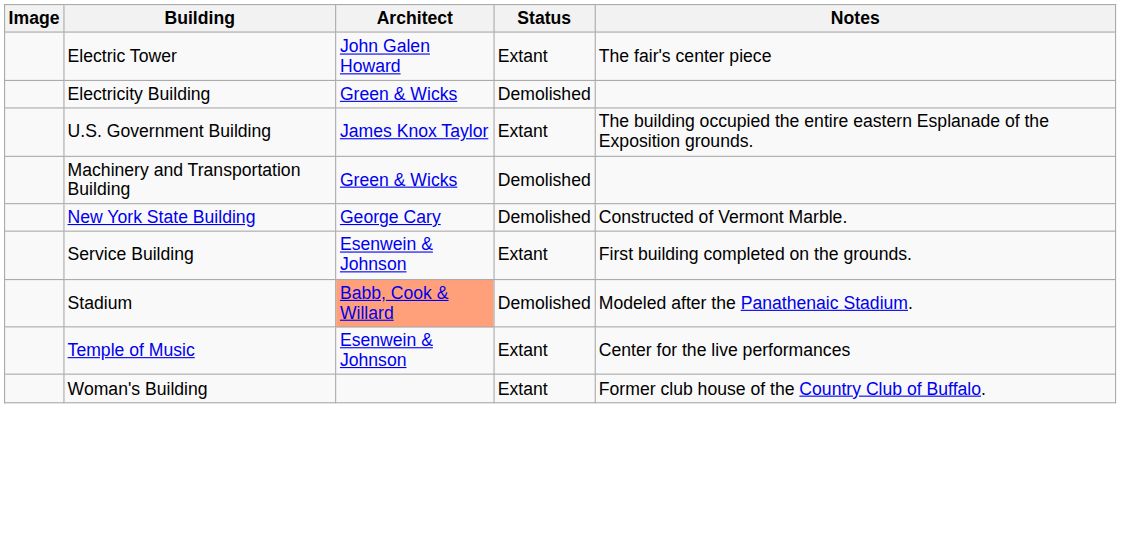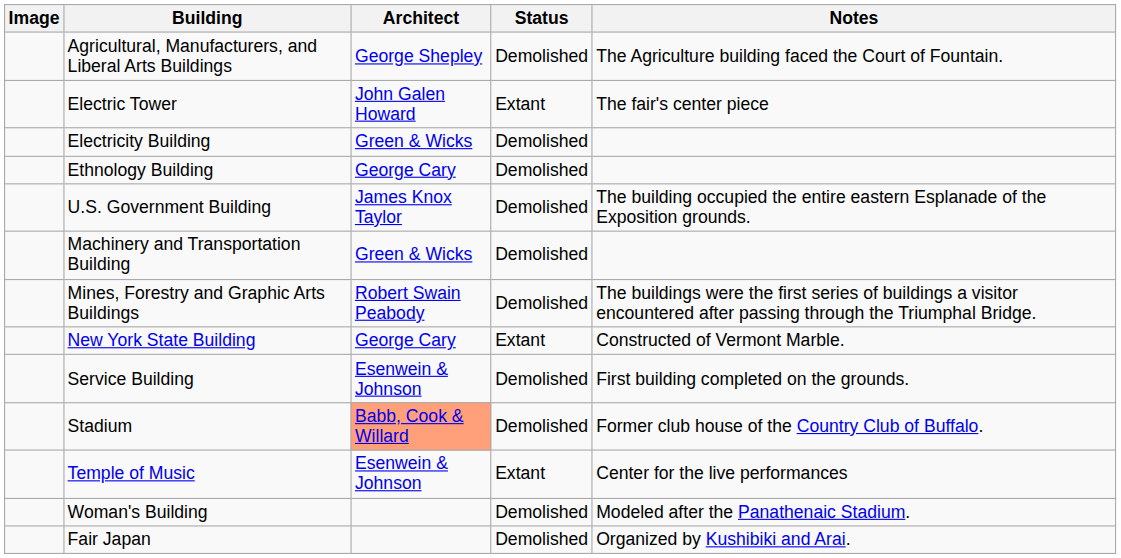+ row: (192, 56)
+ row: (140, 169)
(523, 131) Extant -> (542, 207) Demolished
+ row: (196, 302)
(544, 217) Demolished -> (520, 340) Extant
(523, 255) Extant -> (542, 378) Demolished
(756, 302) Modeled after the Panathenaic Stadium. -> (790, 426) Former club house of the Country Club of Buffalo.
(523, 388) Extant -> (542, 511) Demolished
(792, 388) Former club house of the Country Club of Buffalo. -> (753, 511) Modeled after the Panathenaic Stadium.
+ row: (109, 539)
